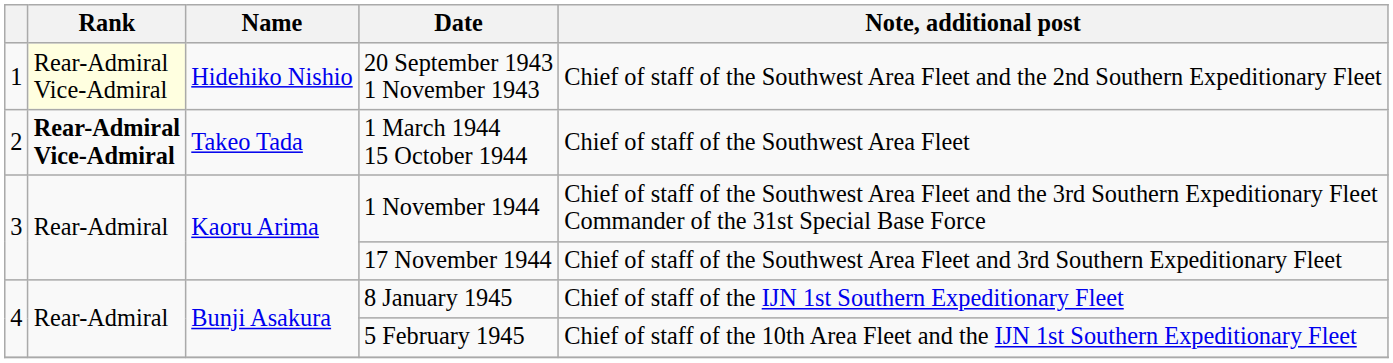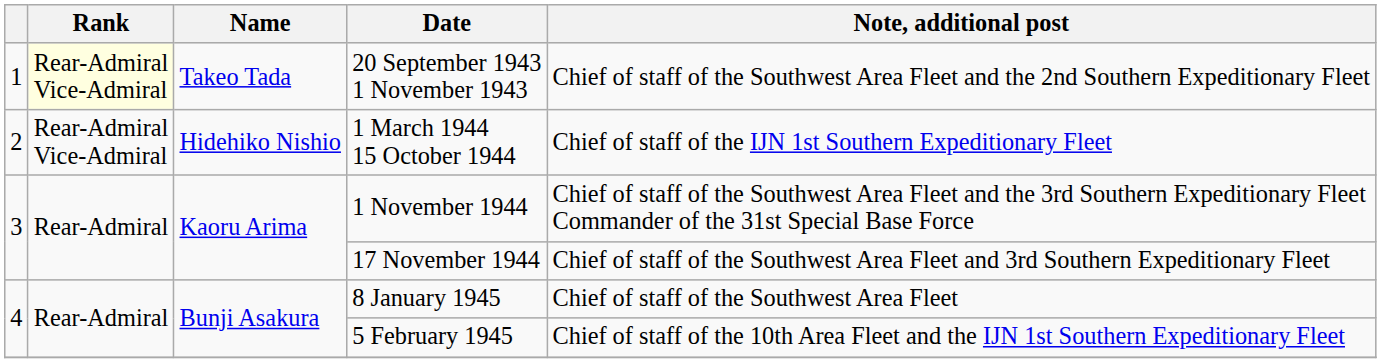(272, 76) Hidehiko Nishio -> (235, 76) Takeo Tada
(107, 141) bold -> (101, 141) normal
(247, 141) Takeo Tada -> (260, 141) Hidehiko Nishio
(767, 141) Chief of staff of the Southwest Area Fleet -> (832, 141) Chief of staff of the IJN 1st Southern Expeditionary Fleet
(844, 298) Chief of staff of the IJN 1st Southern Expeditionary Fleet -> (755, 298) Chief of staff of the Southwest Area Fleet
